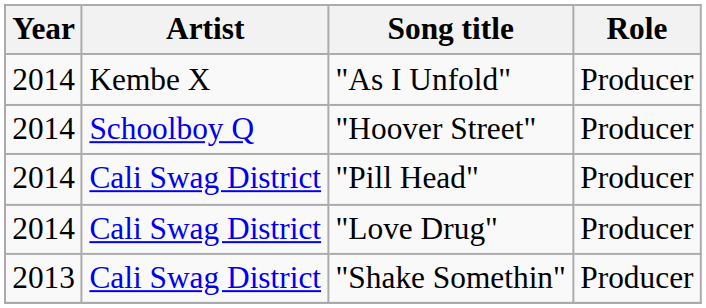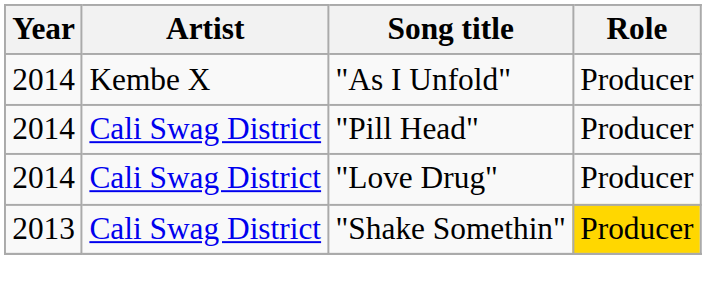- row: (436, 128)
(637, 278) no background -> (637, 228) gold background
